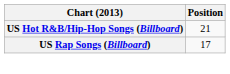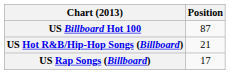+ row: (95, 28)
